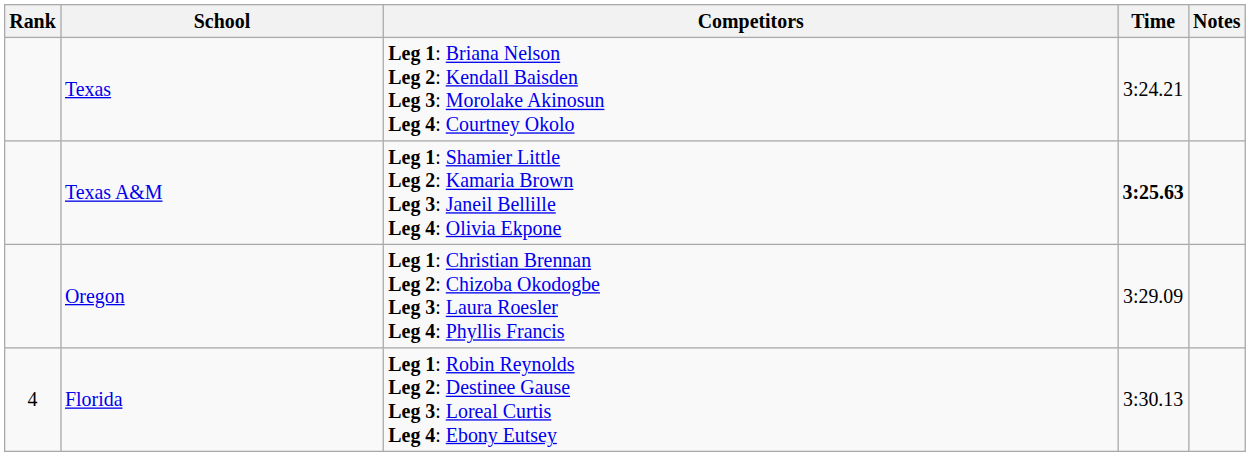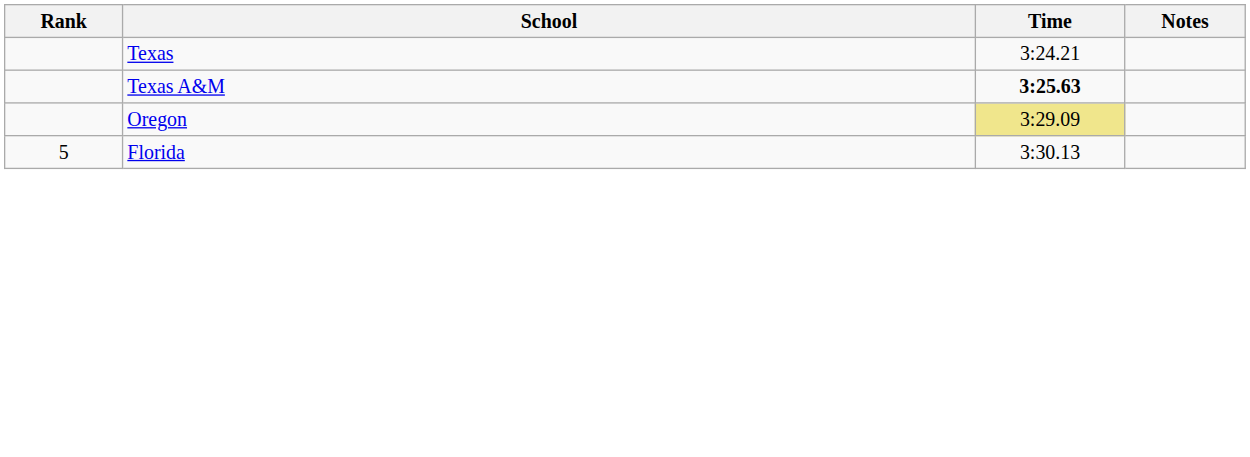- column: (751, 21)
(1153, 296) no background -> (1050, 119) khaki background
(33, 400) 4 -> (64, 152) 5
